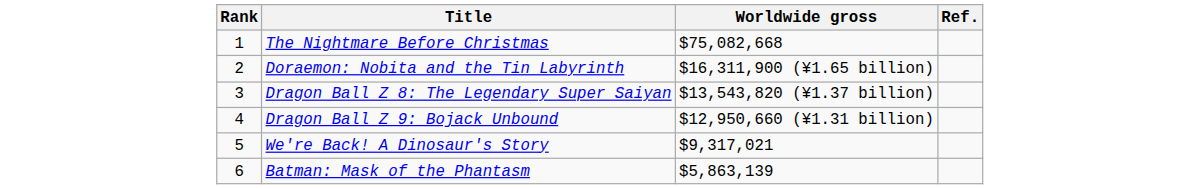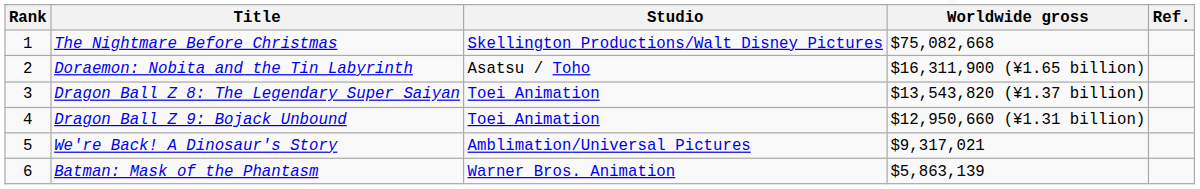+ column: (675, 17)
